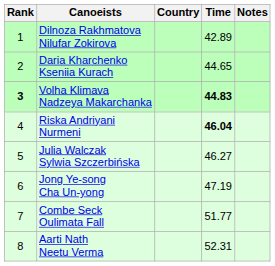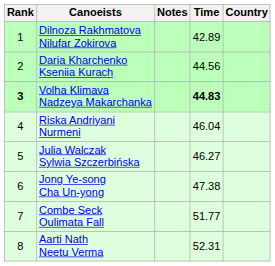columns swapped: (178, 13) <-> (252, 13)
(218, 66) 44.65 -> (207, 66) 44.56
(218, 126) bold -> (207, 126) normal
(218, 186) 47.19 -> (207, 186) 47.38
